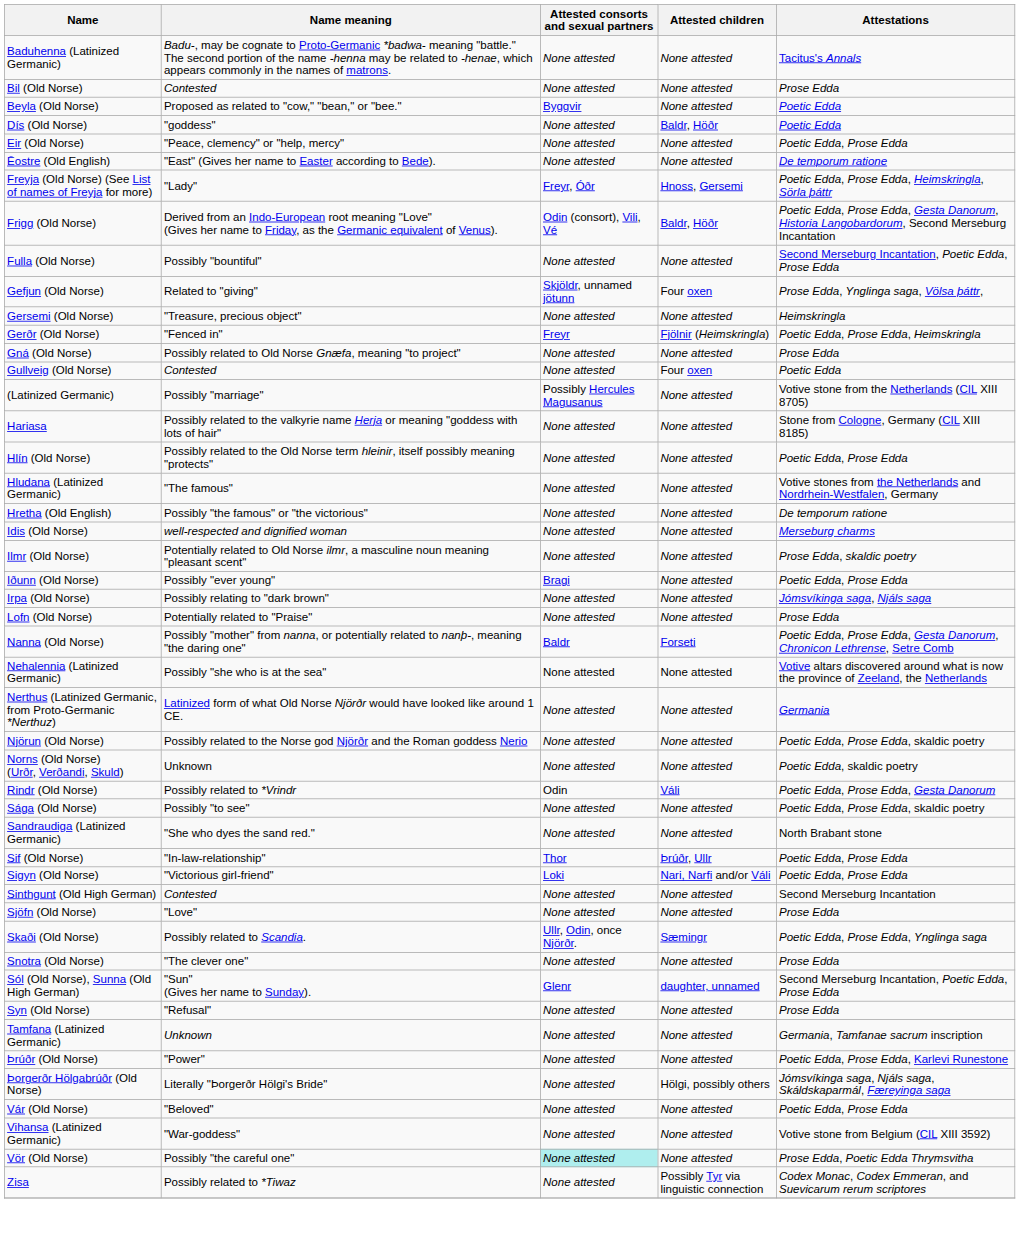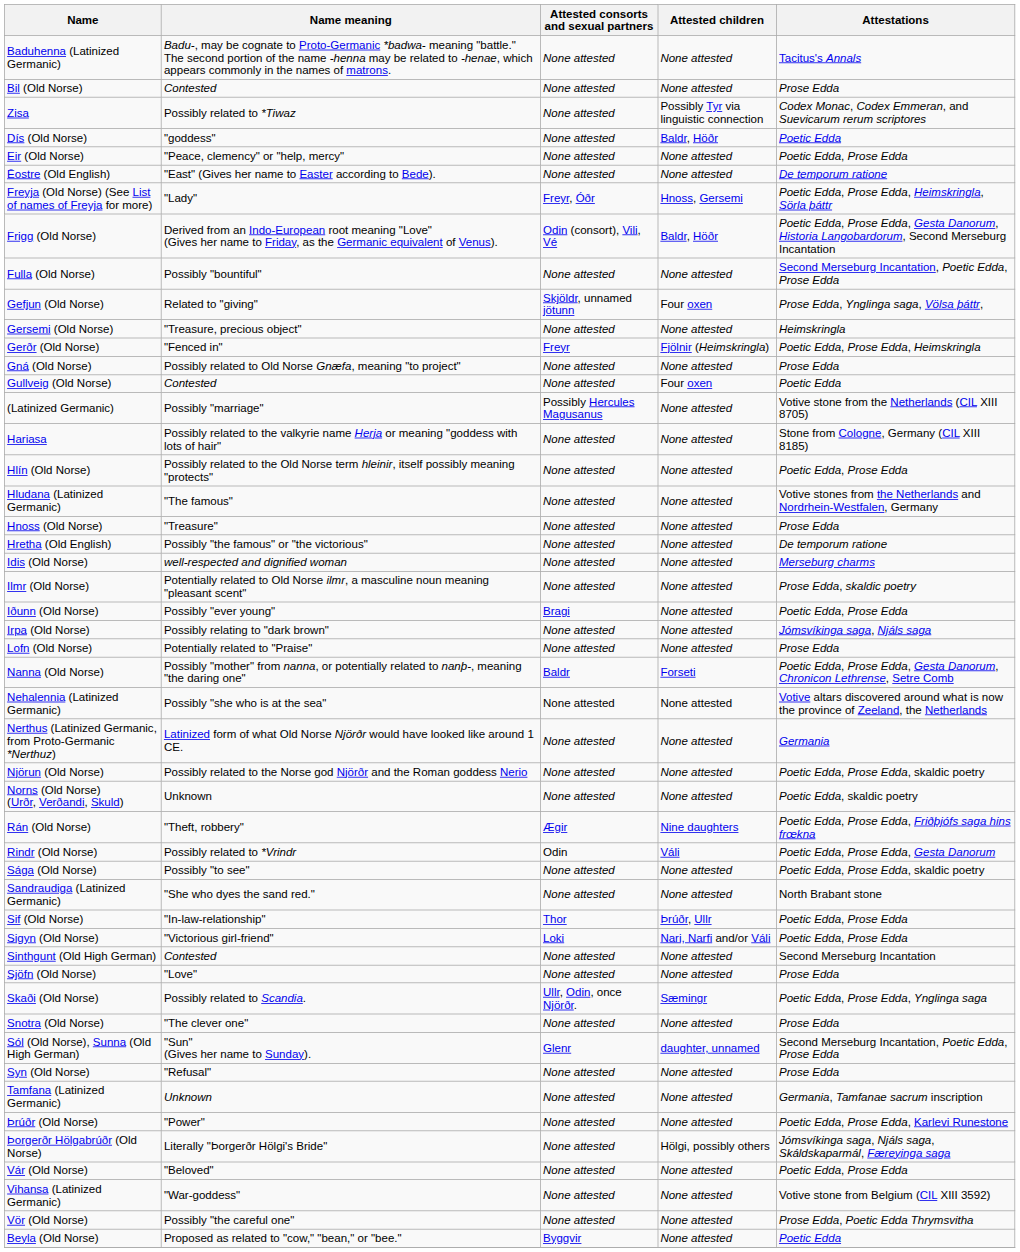rows swapped: (53, 107) <-> (18, 1183)
+ row: (55, 526)
+ row: (49, 828)
(579, 1158) paleturquoise background -> (579, 1220) no background
